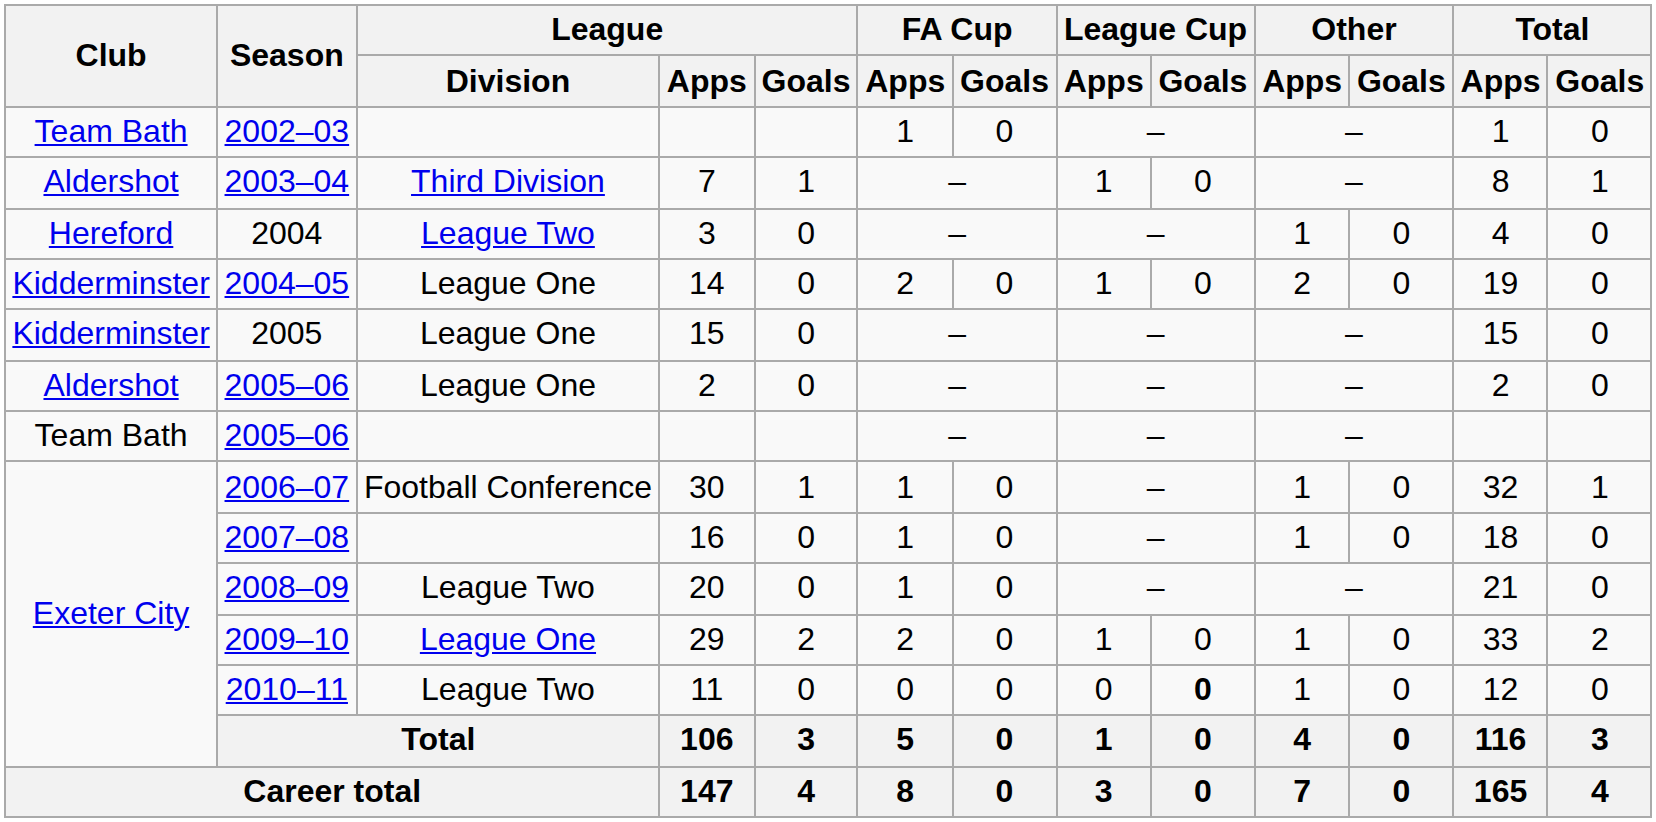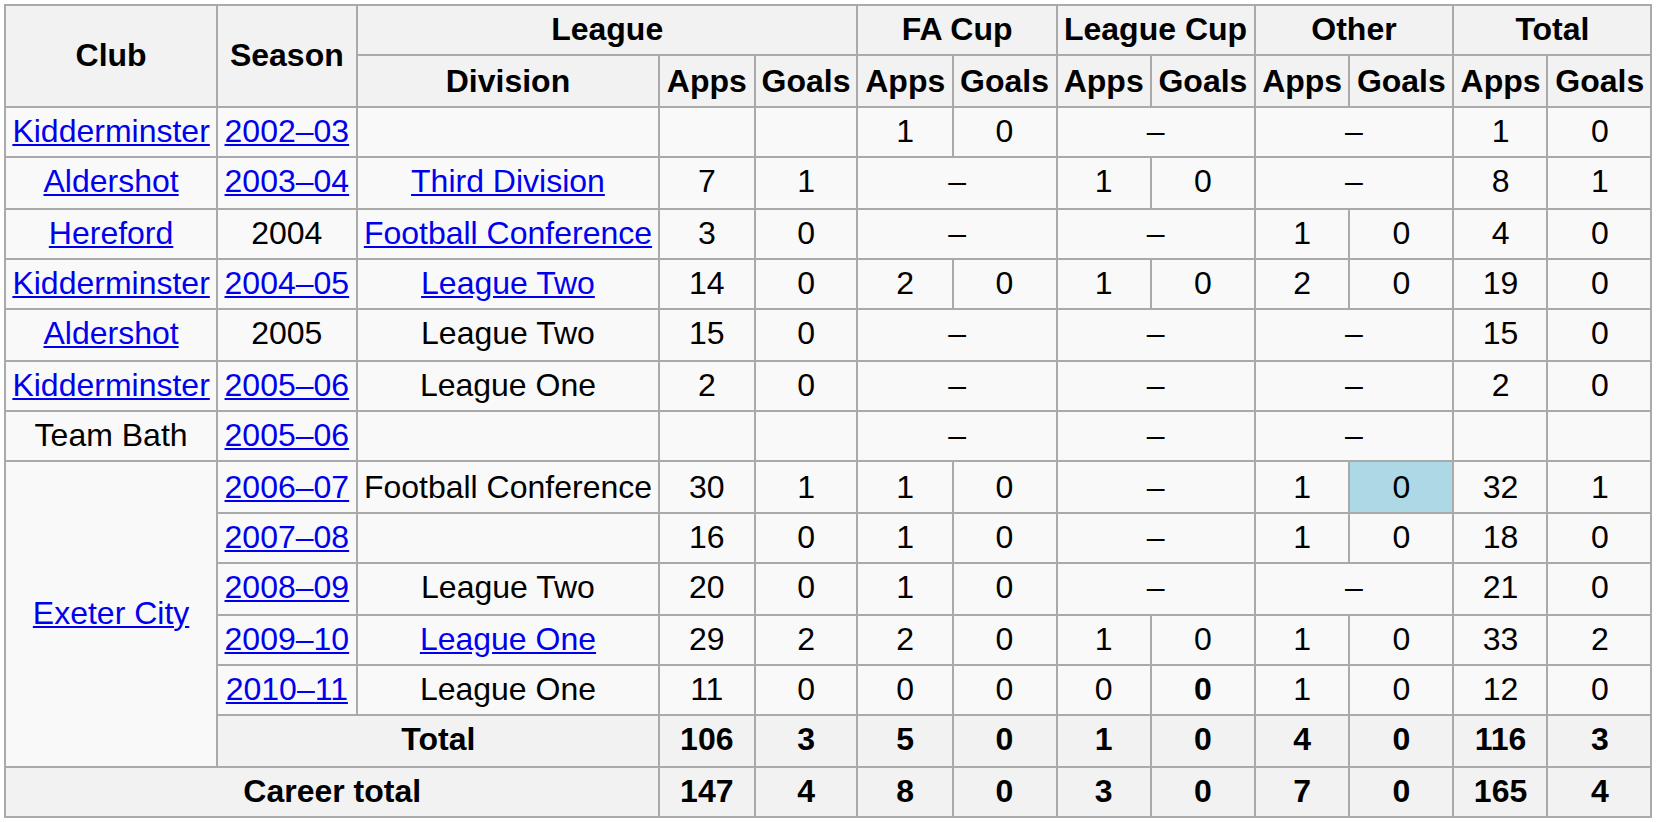(111, 131) Team Bath -> (111, 131) Kidderminster
(508, 232) League Two -> (508, 232) Football Conference
(508, 283) League One -> (508, 283) League Two
(111, 334) Kidderminster -> (111, 334) Aldershot
(508, 334) League One -> (508, 334) League Two
(111, 385) Aldershot -> (111, 385) Kidderminster
(1401, 486) no background -> (1401, 486) lightblue background
(508, 689) League Two -> (508, 689) League One
